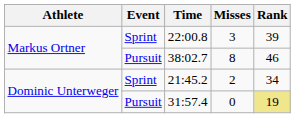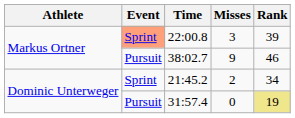(141, 37) no background -> (141, 37) lightsalmon background
(232, 58) 8 -> (232, 58) 9
